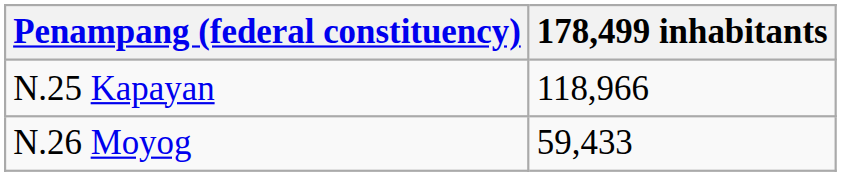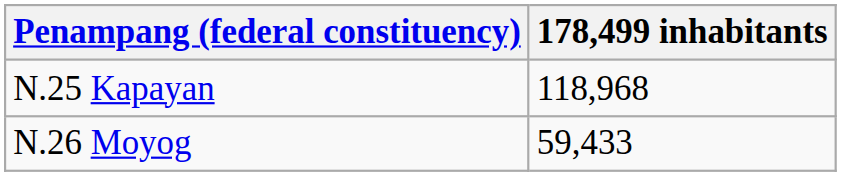(593, 87) 118,966 -> (593, 87) 118,968
